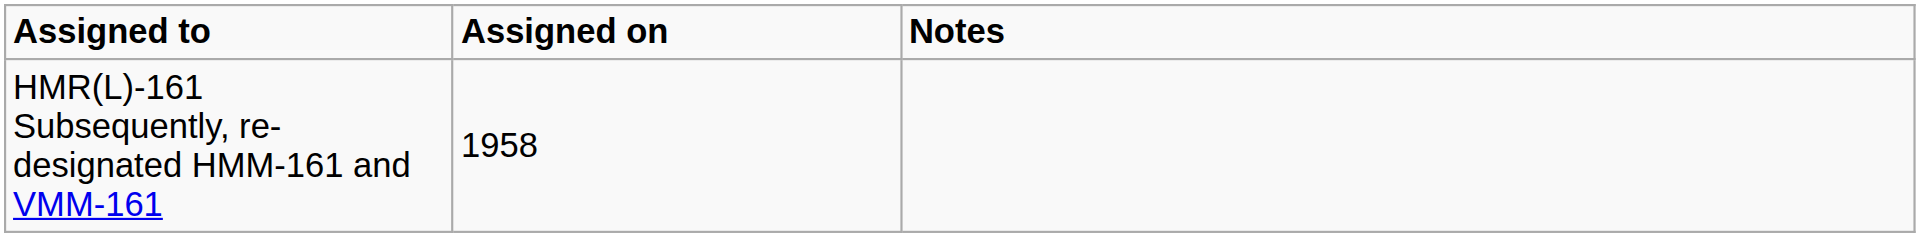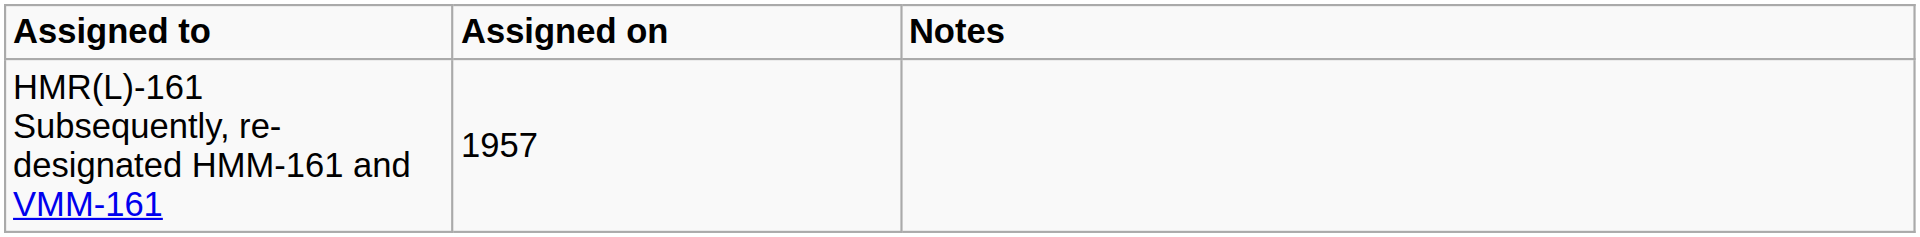(499, 145) 1958 -> (499, 145) 1957
